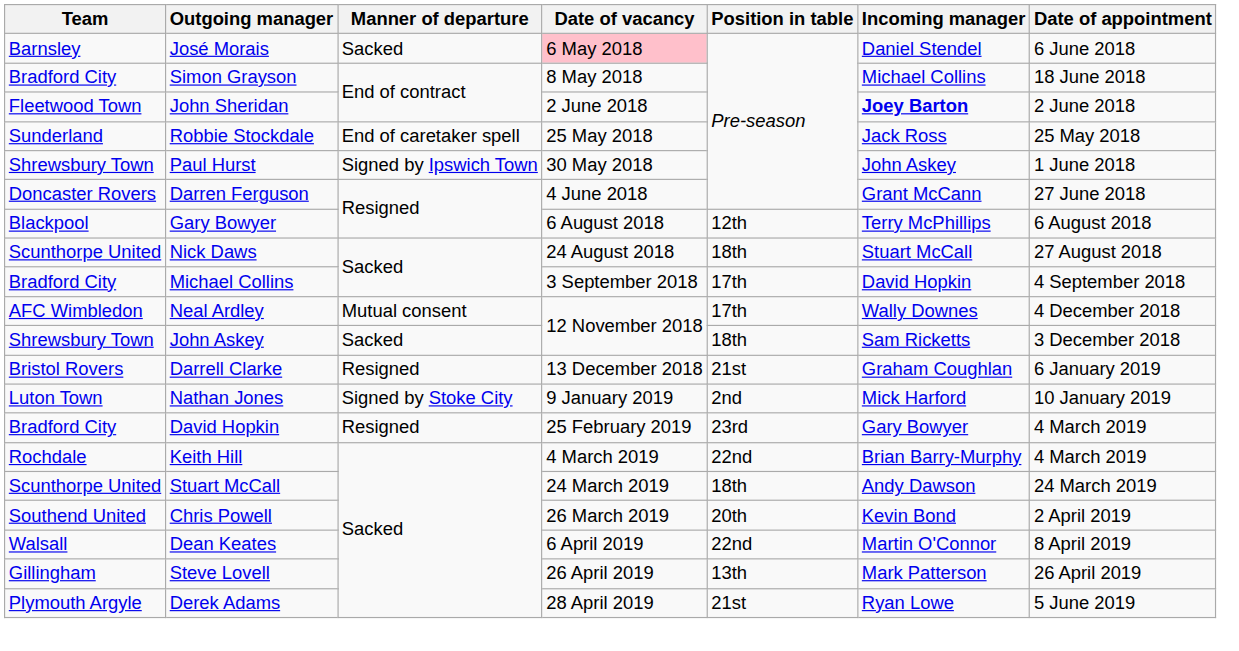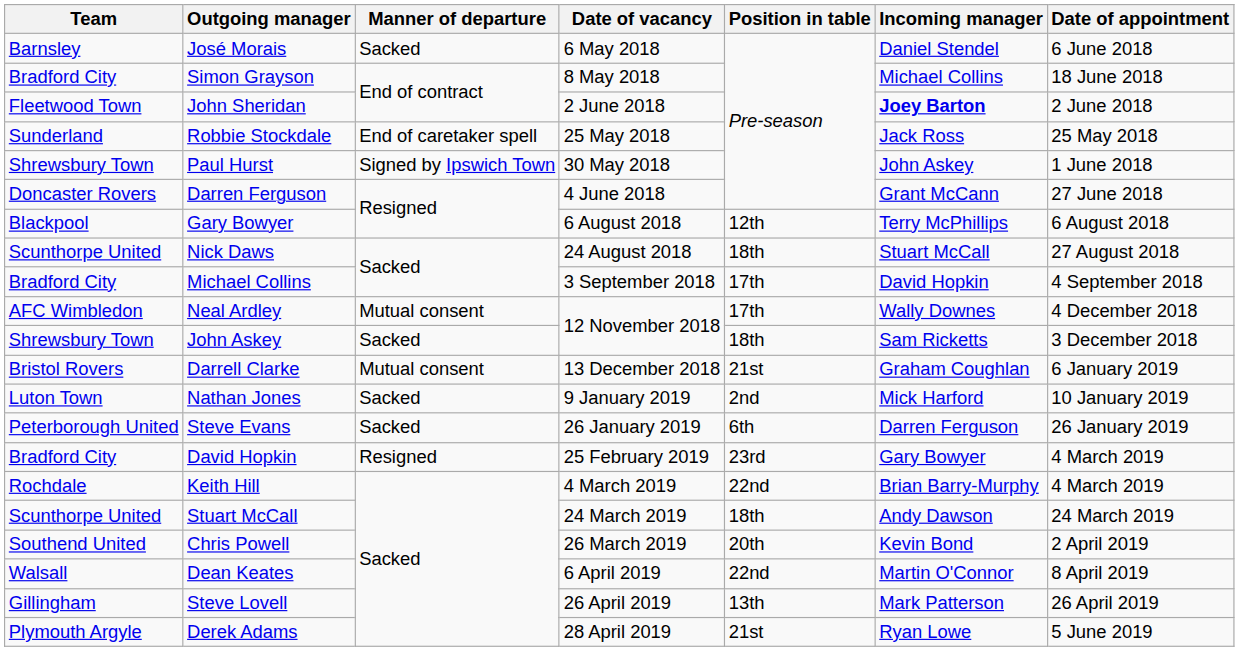(594, 48) pink background -> (612, 48) no background
(381, 369) Resigned -> (422, 369) Mutual consent
(427, 398) Signed by Stoke City -> (390, 398) Sacked
+ row: (239, 427)
